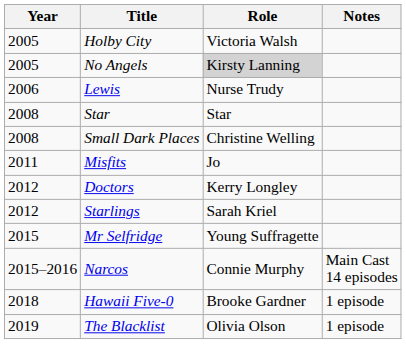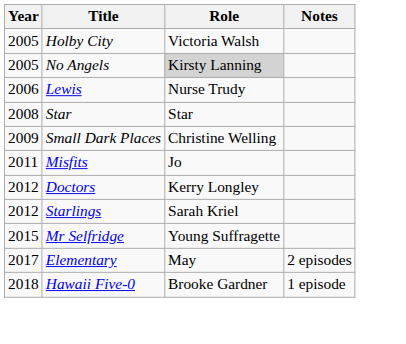(23, 138) 2008 -> (23, 138) 2009
- row: (106, 268)
+ row: (81, 260)
- row: (125, 326)
